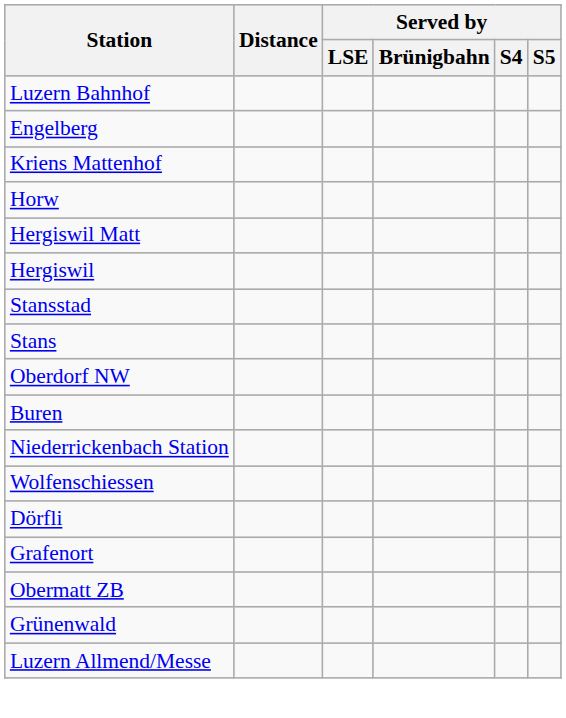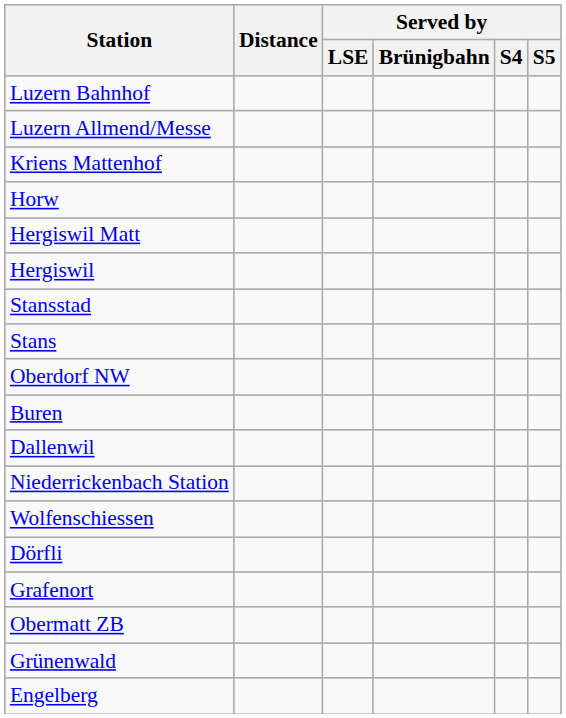rows swapped: (110, 659) <-> (54, 128)
+ row: (52, 447)
